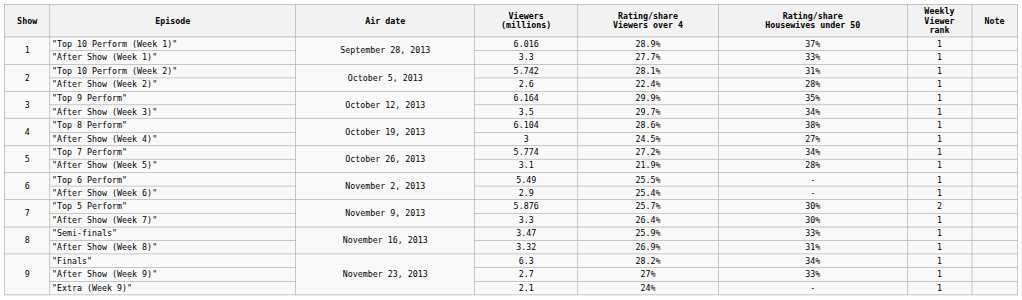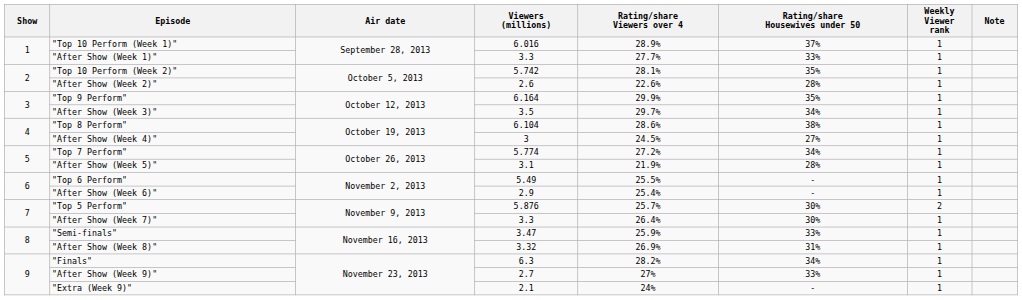(813, 71) 31% -> (813, 71) 35%
(648, 85) 22.4% -> (648, 85) 22.6%
